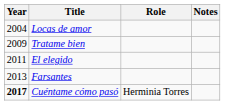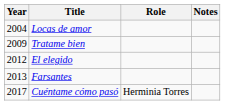(17, 60) 2011 -> (17, 60) 2012
(17, 92) bold -> (17, 92) normal
